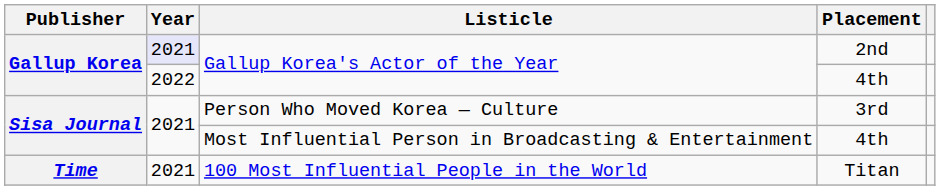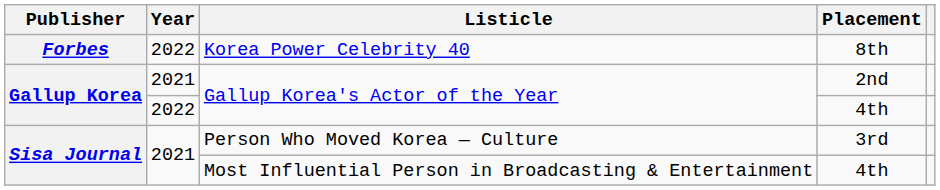+ row: (337, 50)
(173, 50) lavender background -> (173, 80) no background
- row: (426, 170)
